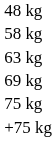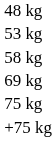+ row: (23, 34)
- row: (23, 57)
